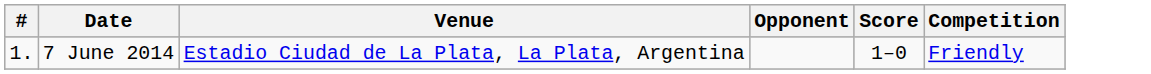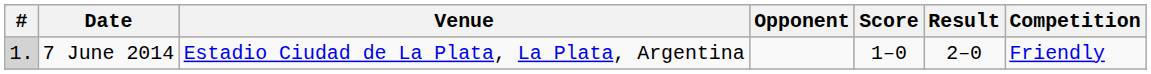+ column: (964, 21)
(21, 53) no background -> (21, 53) lightgrey background
